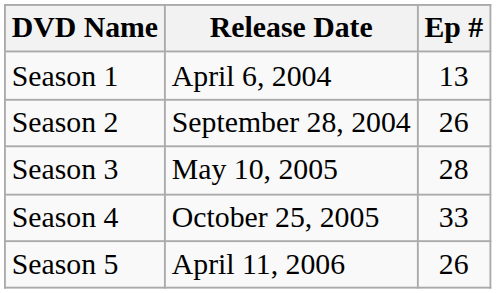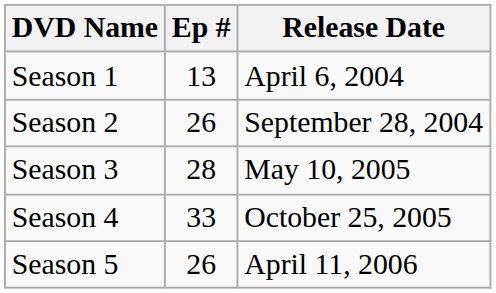columns swapped: (454, 28) <-> (291, 28)
